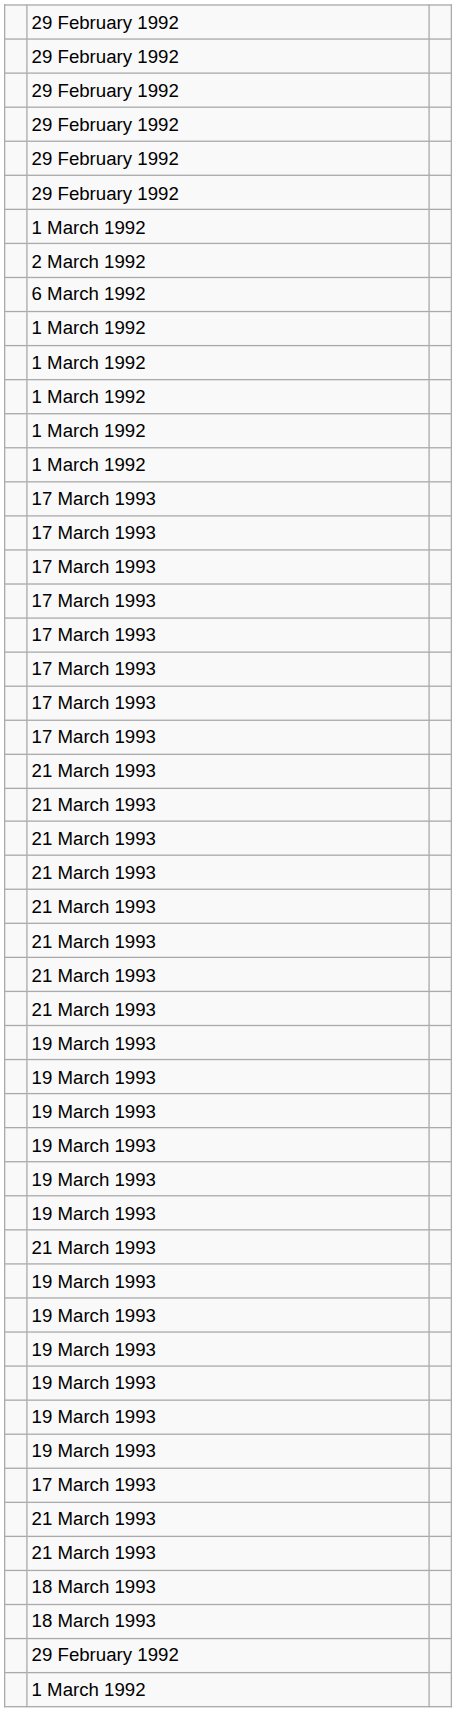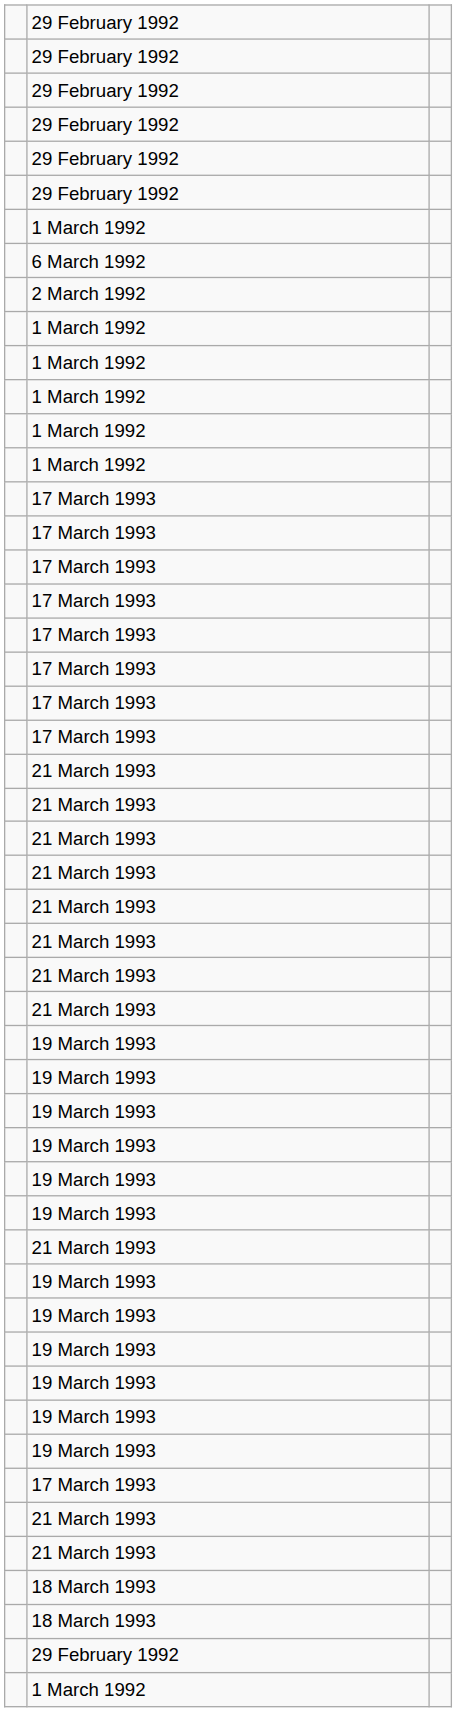rows swapped: (16, 260) <-> (16, 294)
